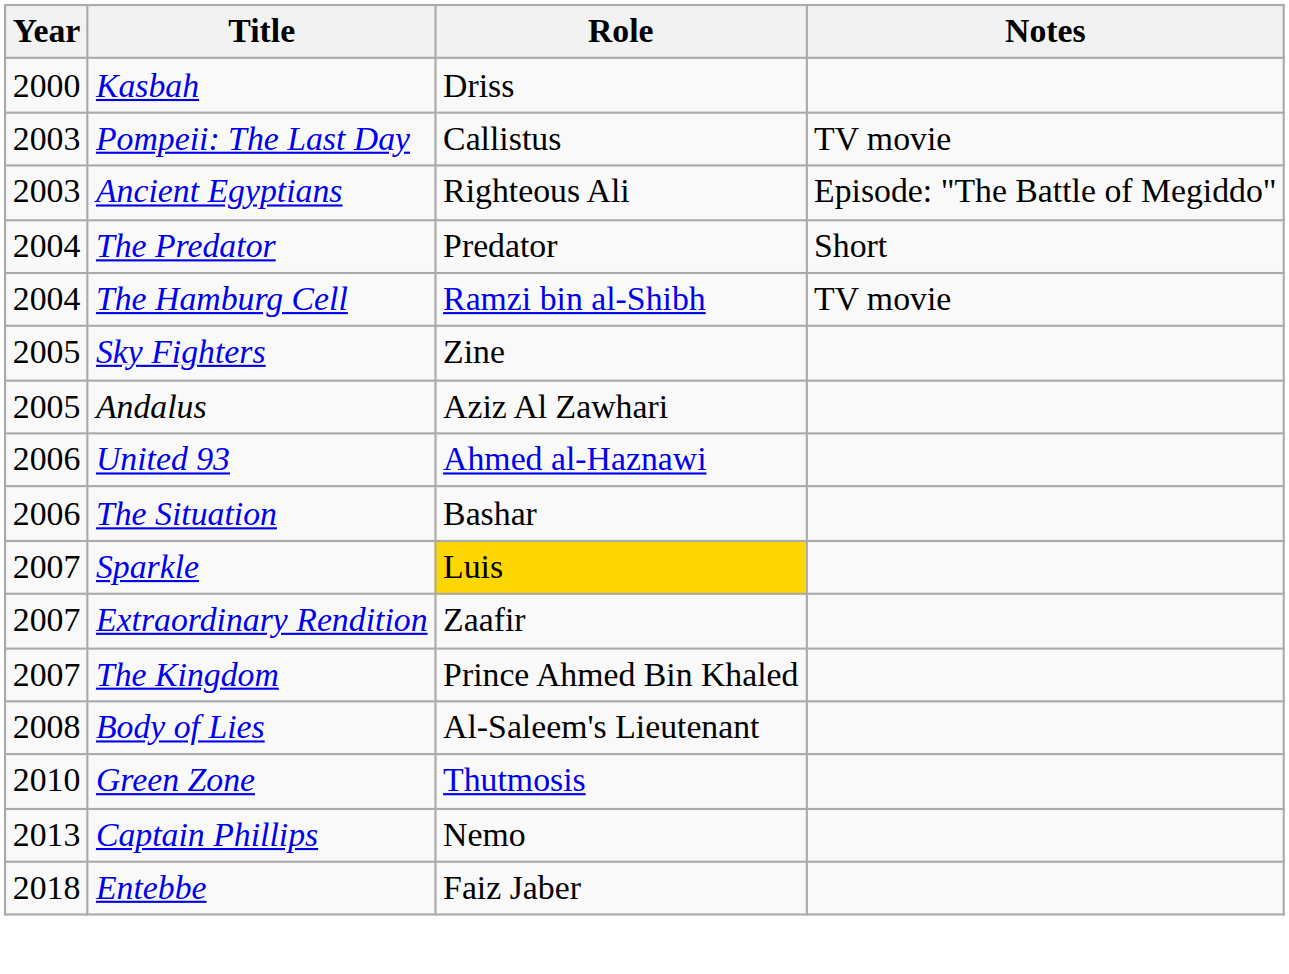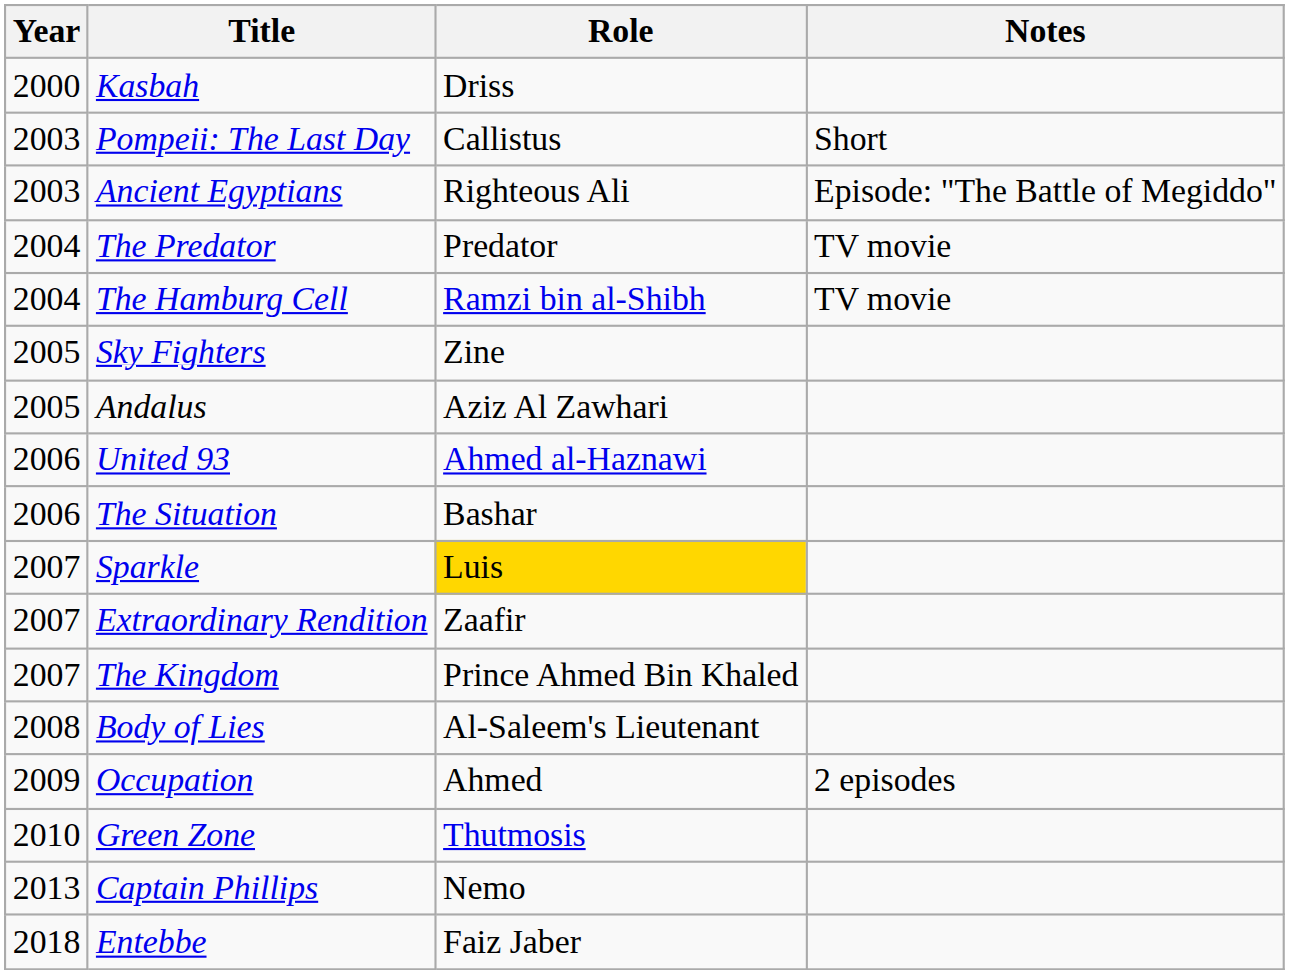(883, 138) TV movie -> (851, 138) Short
(851, 245) Short -> (883, 245) TV movie
+ row: (175, 780)
